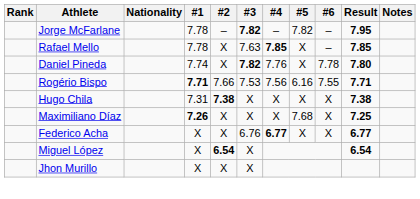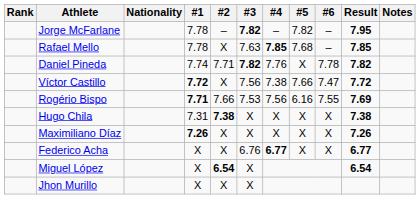(302, 47) X -> (302, 47) 7.68
(224, 64) X -> (224, 64) 7.71
(361, 64) 7.80 -> (361, 64) 7.82
+ row: (72, 82)
(361, 82) 7.71 -> (361, 99) 7.69
(302, 116) 7.68 -> (302, 133) X
(361, 116) 7.25 -> (361, 133) 7.26
